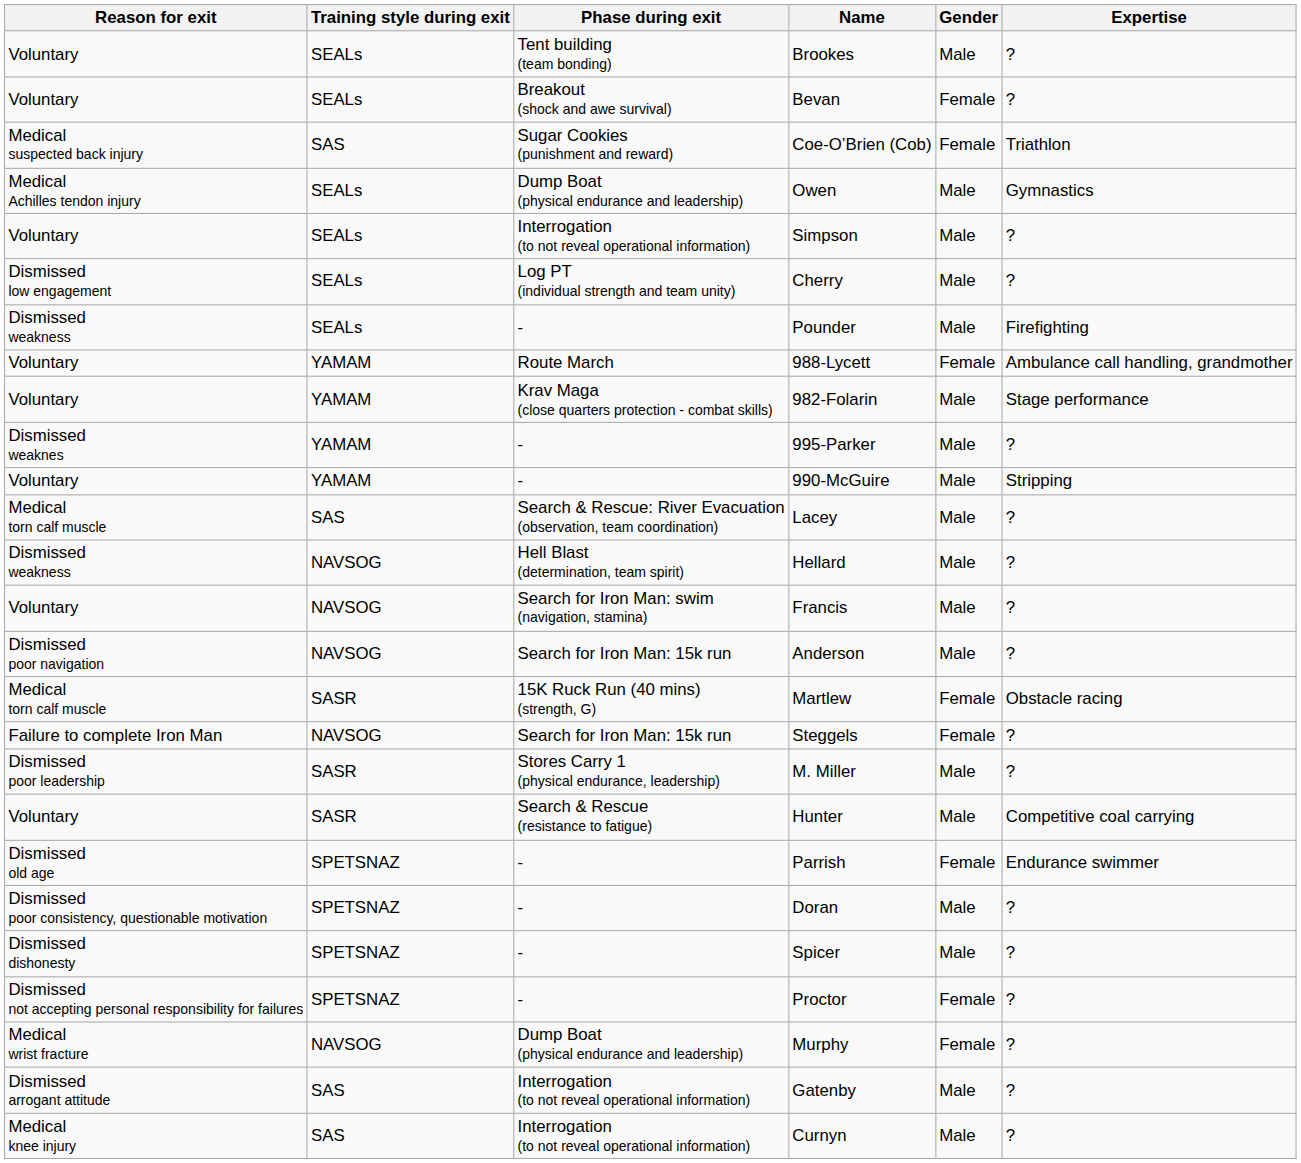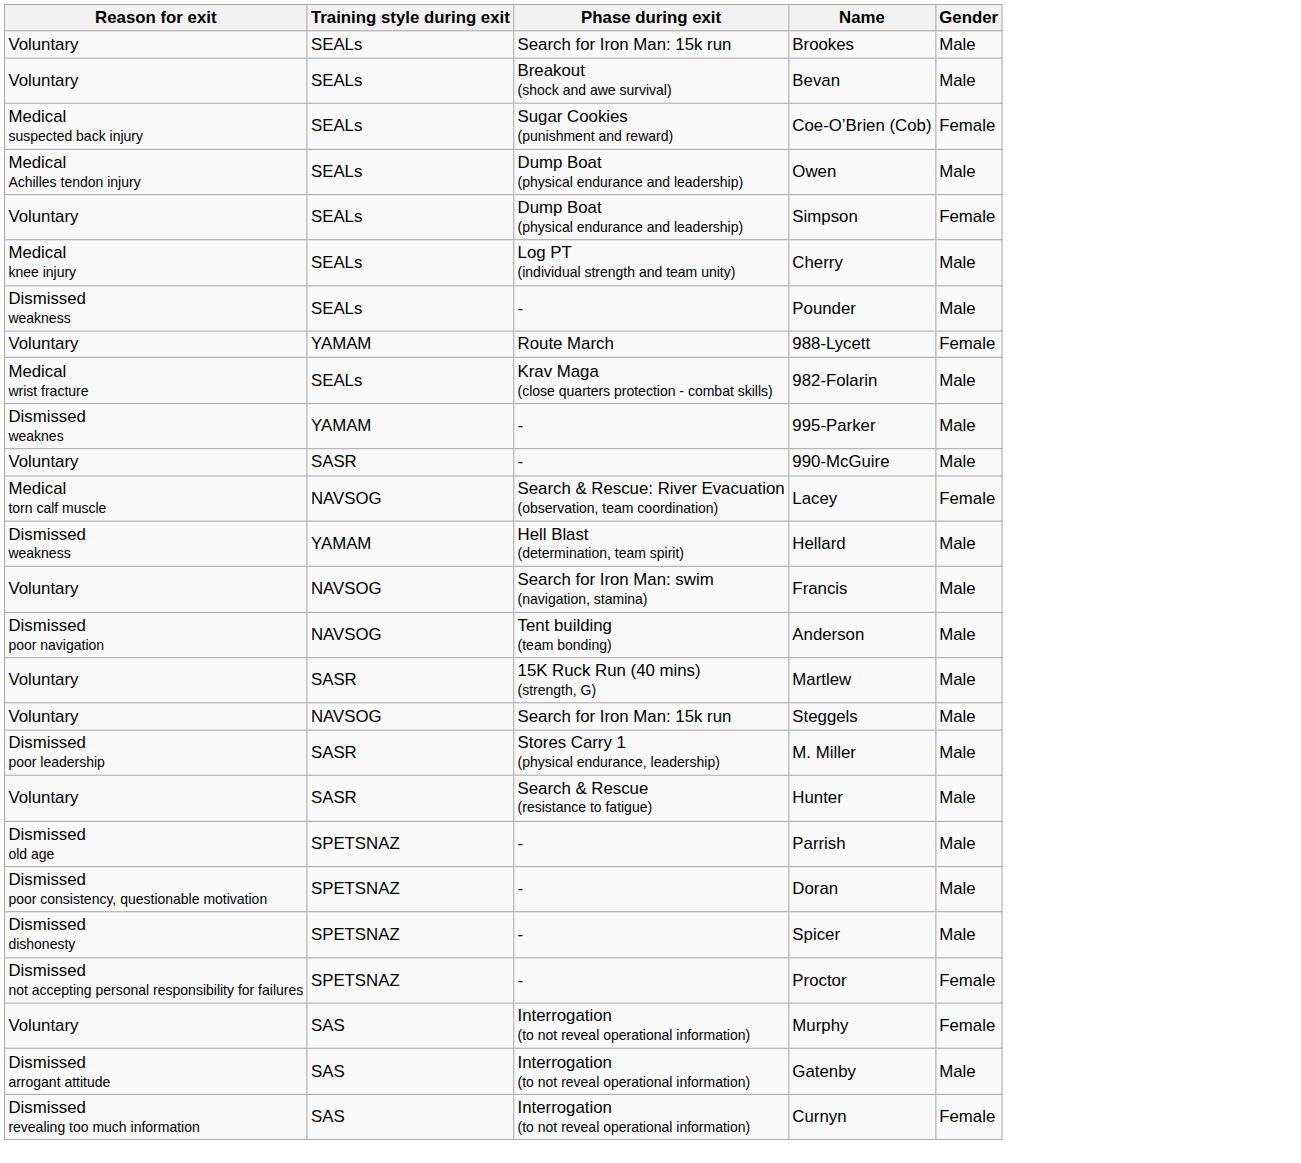- column: (1149, 17)
(565, 53) Tent building (team bonding) -> (624, 44) Search for Iron Man: 15k run
(967, 99) Female -> (957, 80) Male
(328, 145) SAS -> (337, 126) SEALs
(634, 236) Interrogation (to not reveal operational information) -> (630, 217) Dump Boat (physical endurance and leadership)
(957, 236) Male -> (967, 217) Female
(60, 281) Dismissed low engagement -> (42, 262) Medical knee injury
(43, 399) Voluntary -> (48, 380) Medical wrist fracture
(341, 399) YAMAM -> (337, 380) SEALs
(341, 481) YAMAM -> (334, 462) SASR
(328, 517) SAS -> (346, 498) NAVSOG
(957, 517) Male -> (967, 498) Female
(346, 562) NAVSOG -> (341, 543) YAMAM
(624, 653) Search for Iron Man: 15k run -> (565, 634) Tent building (team bonding)
(57, 699) Medical torn calf muscle -> (43, 680) Voluntary
(967, 699) Female -> (957, 680) Male
(115, 735) Failure to complete Iron Man -> (43, 716) Voluntary
(967, 735) Female -> (957, 716) Male
(967, 862) Female -> (957, 843) Male
(48, 1044) Medical wrist fracture -> (43, 1025) Voluntary
(346, 1044) NAVSOG -> (328, 1025) SAS
(630, 1044) Dump Boat (physical endurance and leadership) -> (634, 1025) Interrogation (to not reveal operational information)
(42, 1135) Medical knee injury -> (104, 1116) Dismissed revealing too much information
(957, 1135) Male -> (967, 1116) Female
